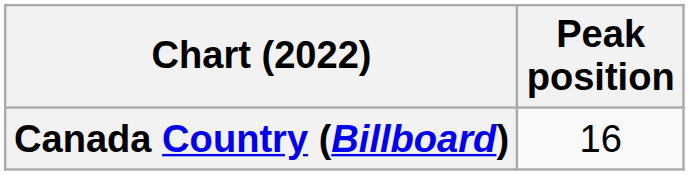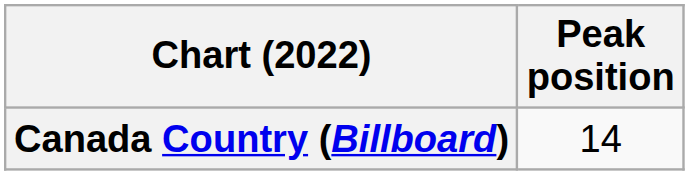(601, 137) 16 -> (601, 137) 14
